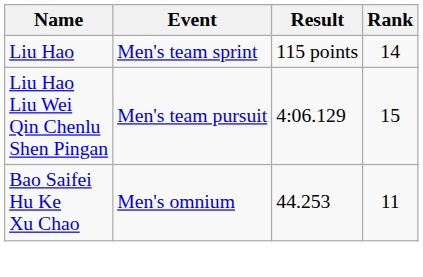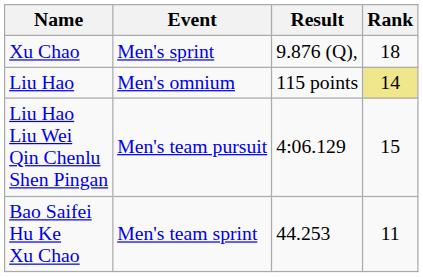+ row: (44, 51)
(187, 51) Men's team sprint -> (176, 82) Men's omnium
(390, 51) no background -> (390, 82) khaki background
(176, 202) Men's omnium -> (187, 233) Men's team sprint
